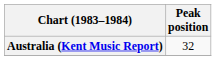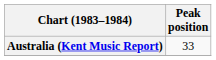(188, 45) 32 -> (188, 45) 33
